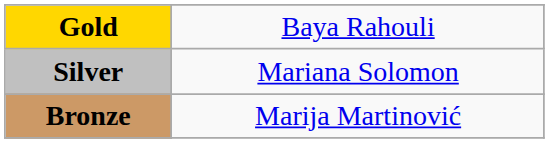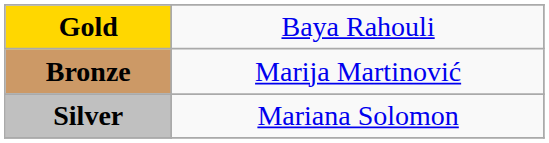rows swapped: (88, 71) <-> (88, 115)
